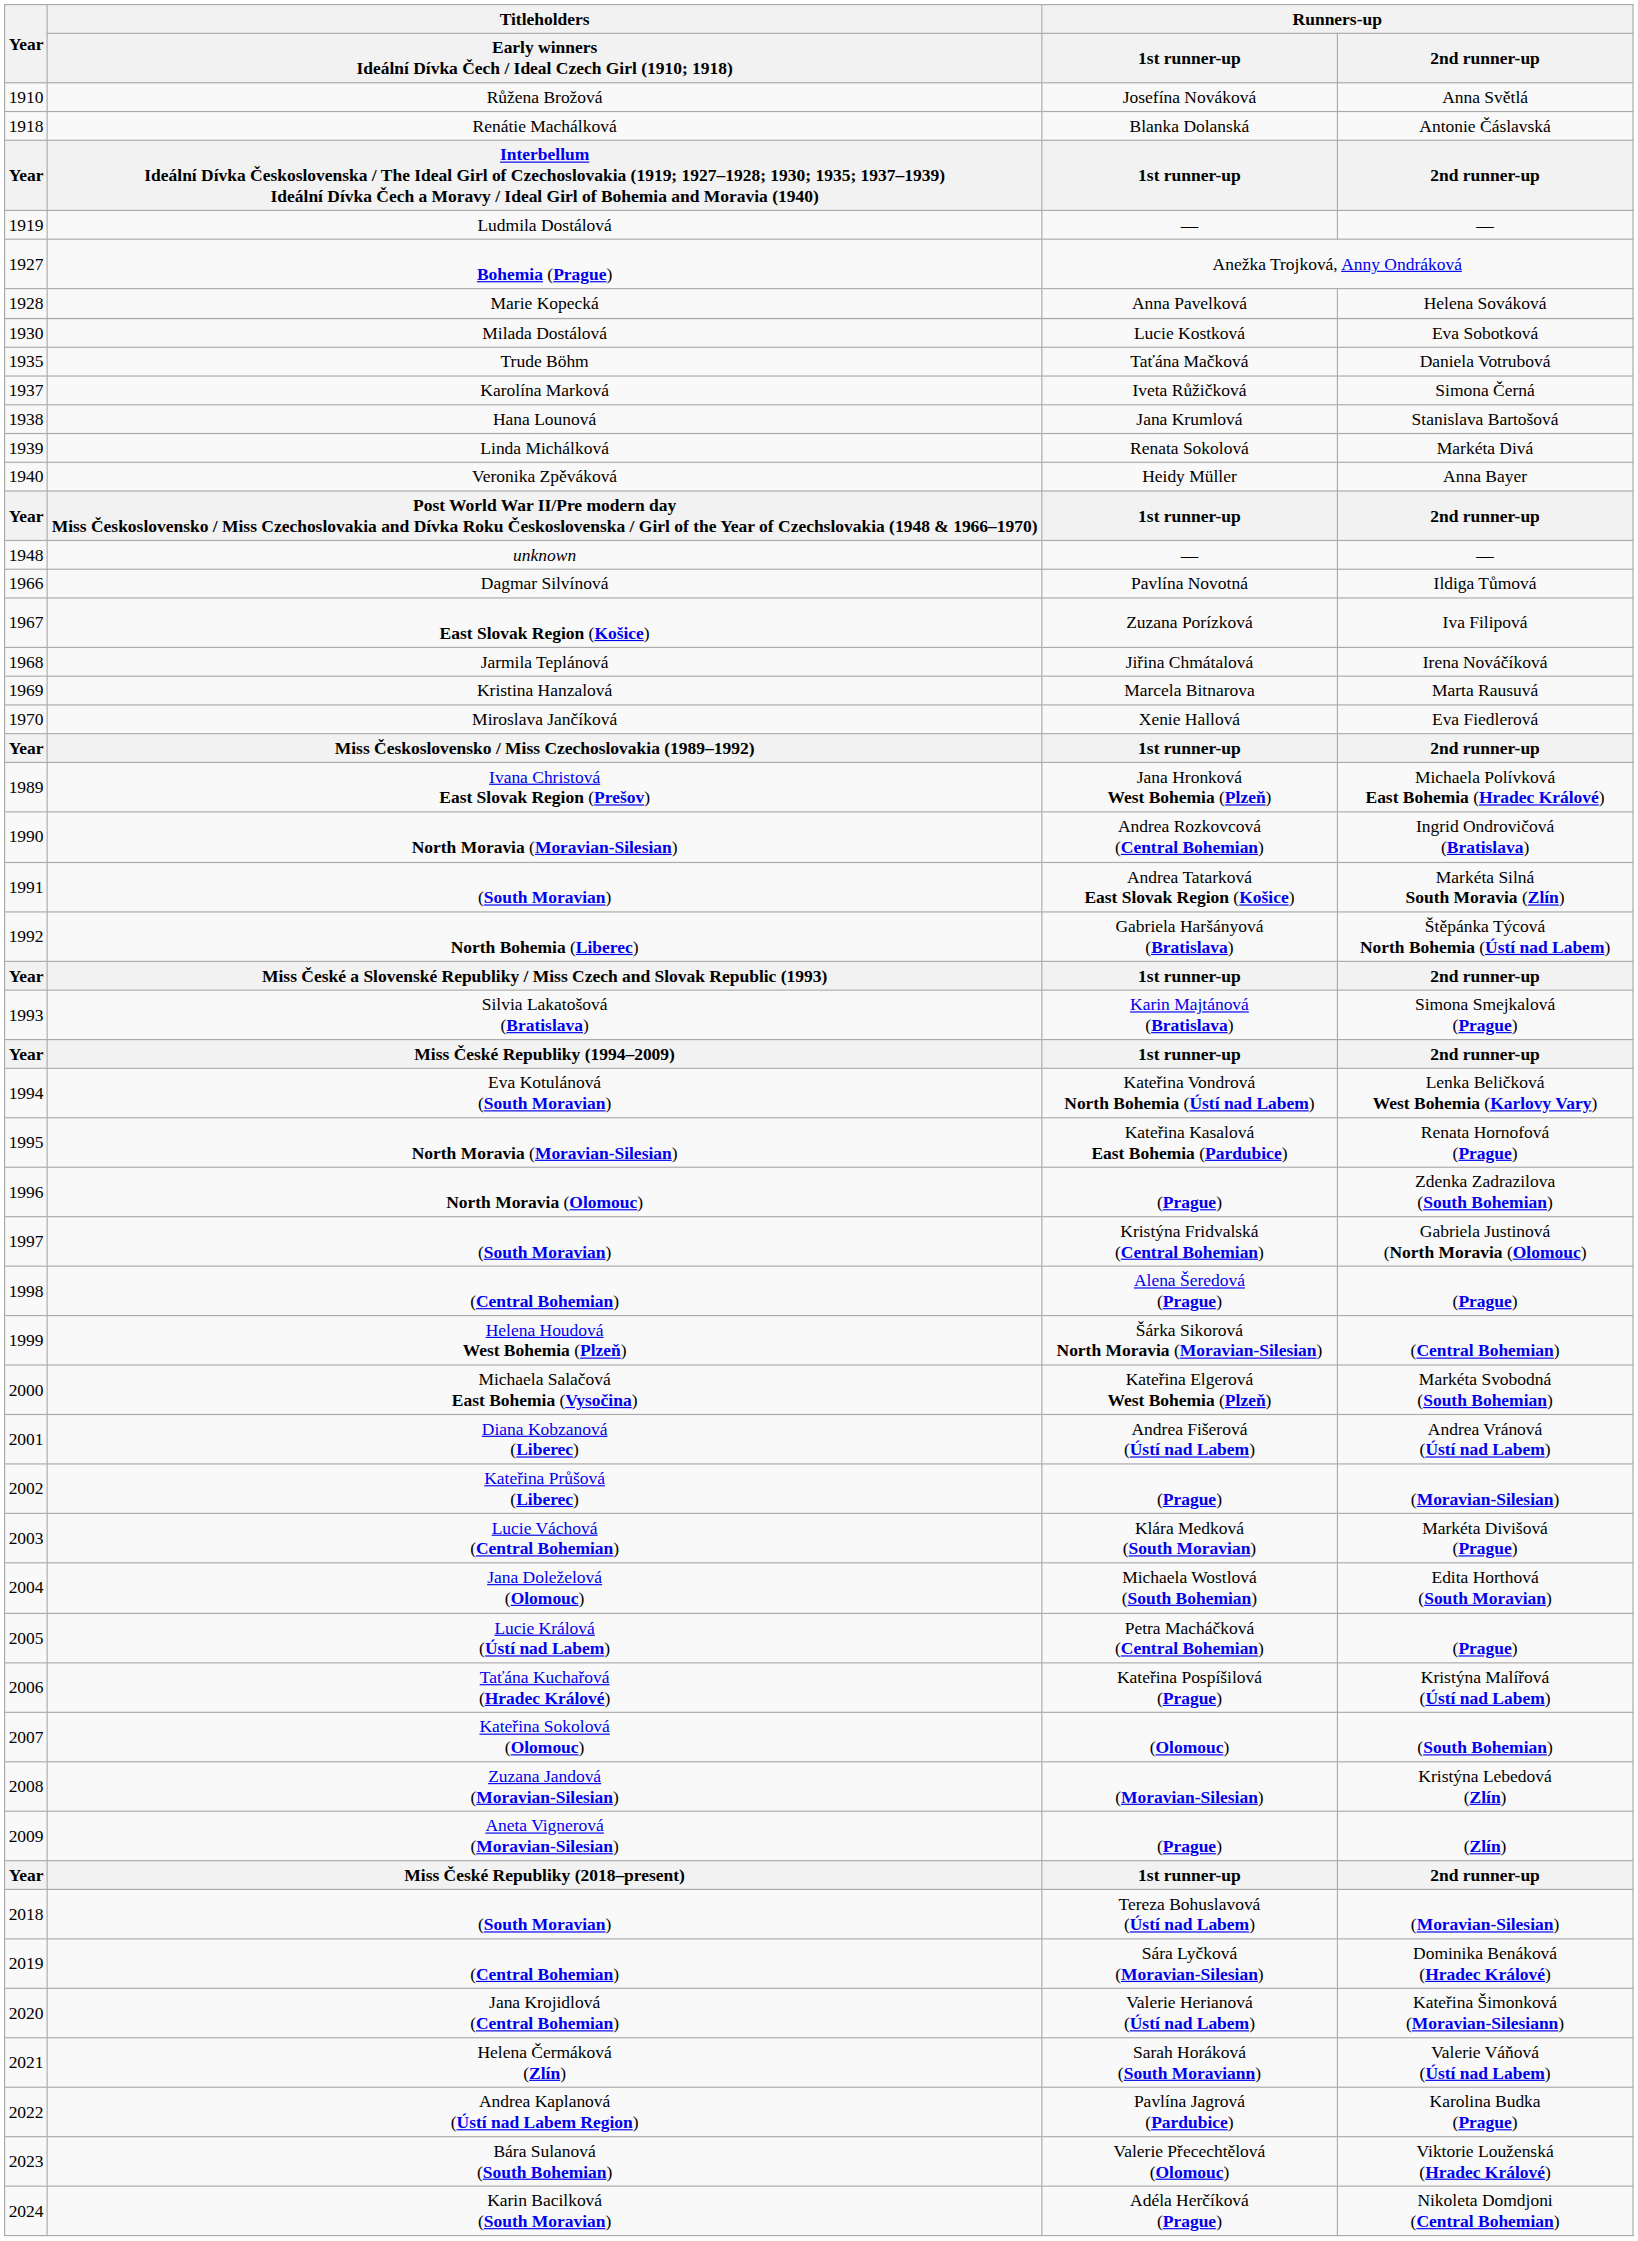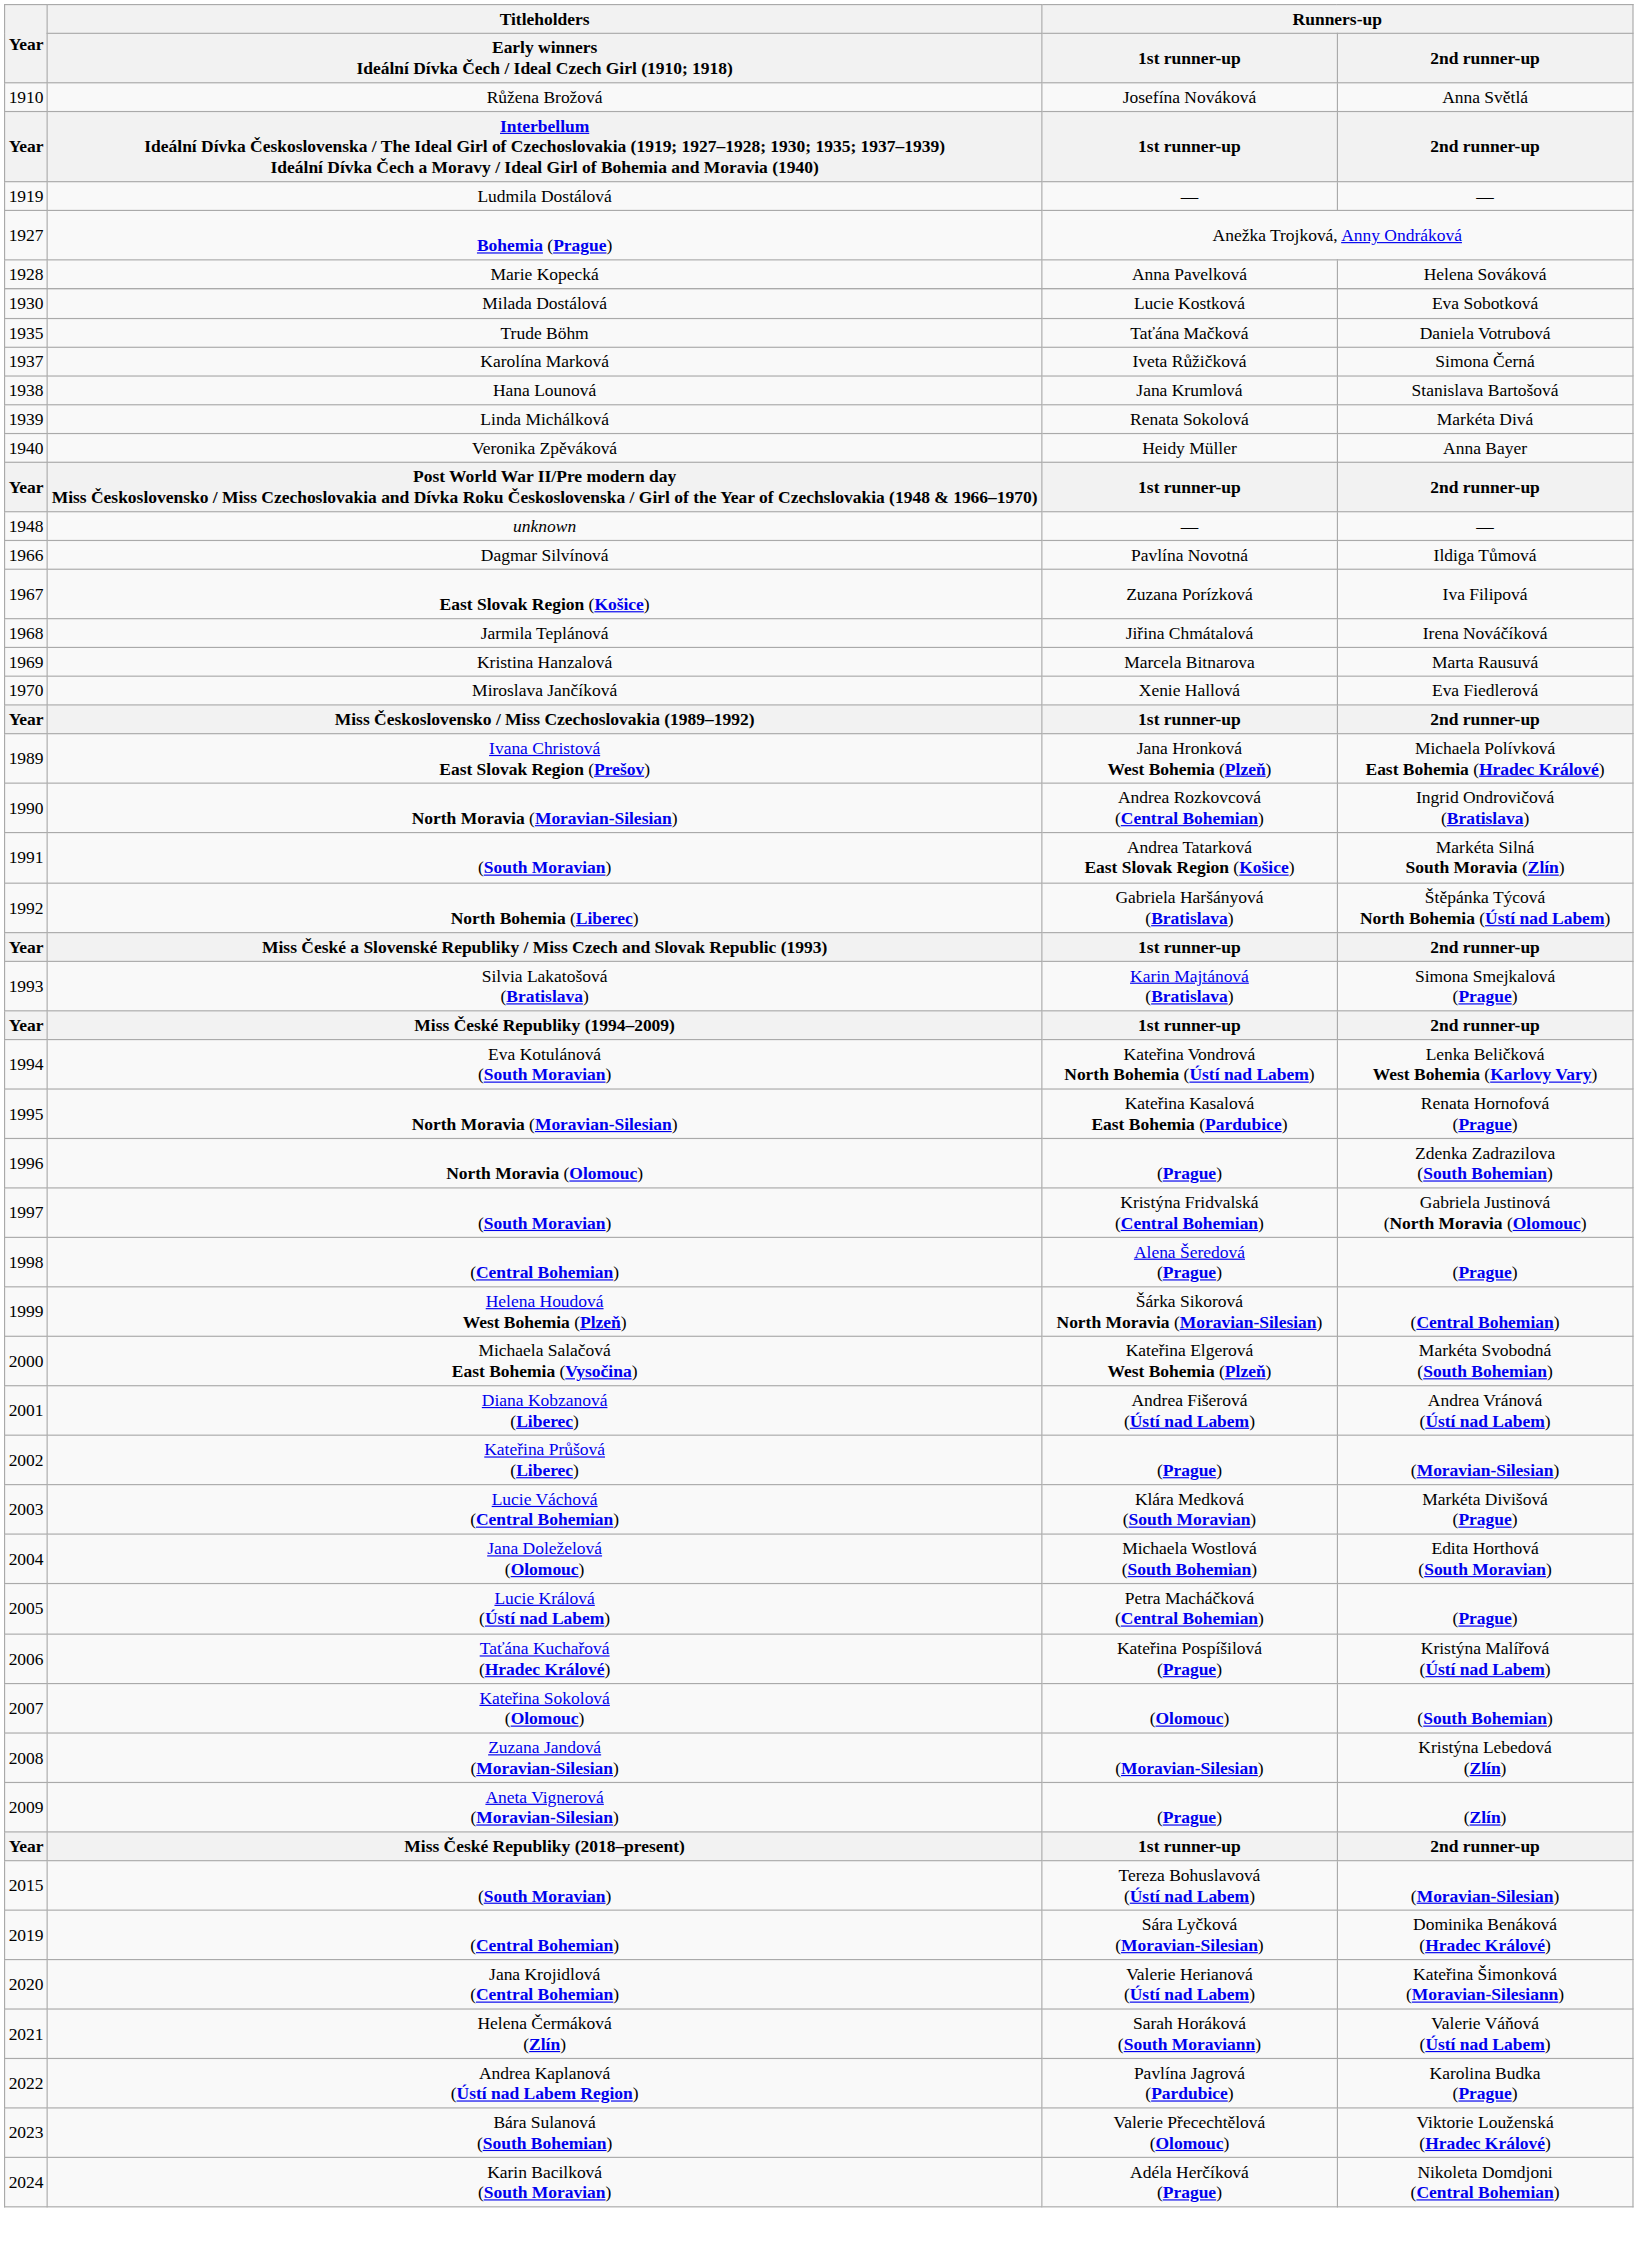- row: (545, 126)
(26, 1914) 2018 -> (26, 1885) 2015
